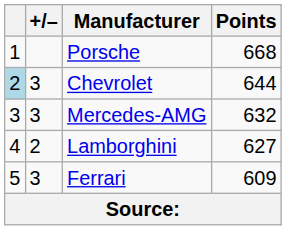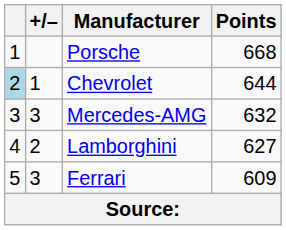(35, 84) 3 -> (35, 84) 1
